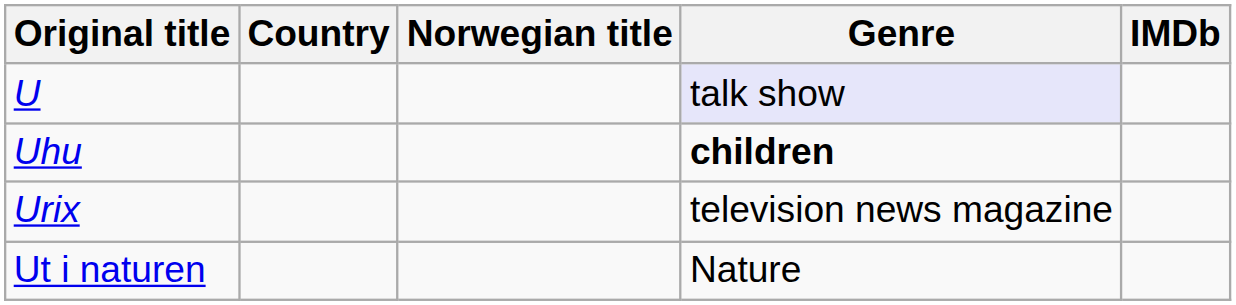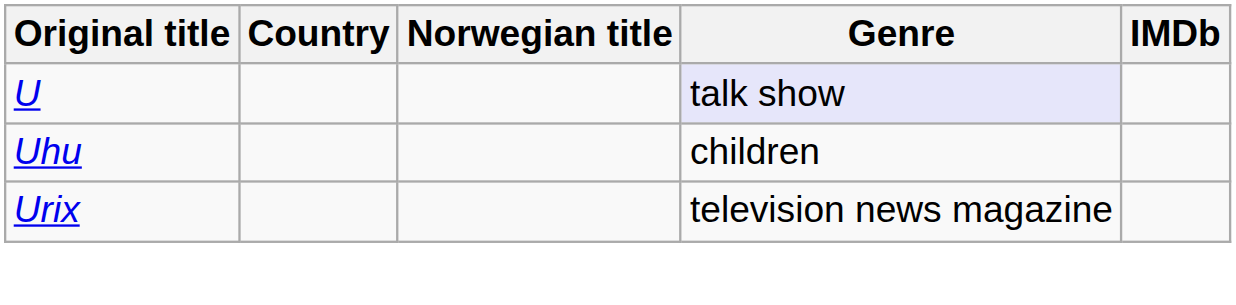(762, 151) bold -> (755, 151) normal
- row: (110, 269)
